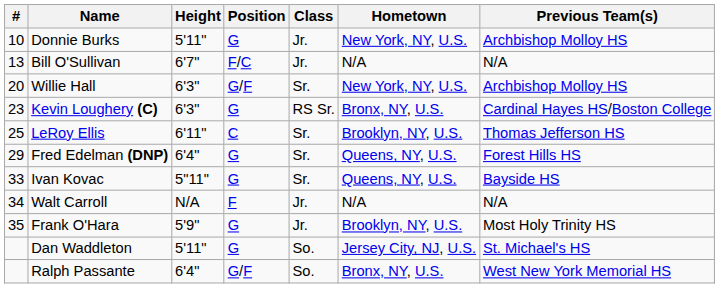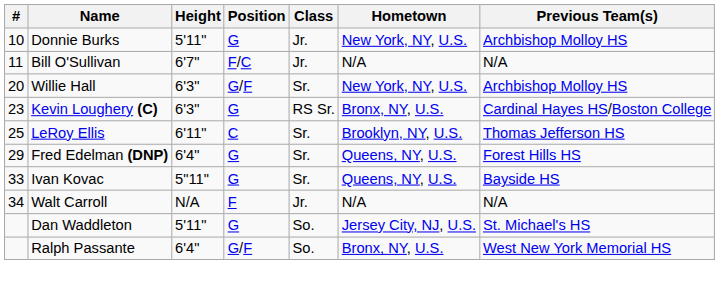(16, 63) 13 -> (16, 63) 11
- row: (75, 225)
